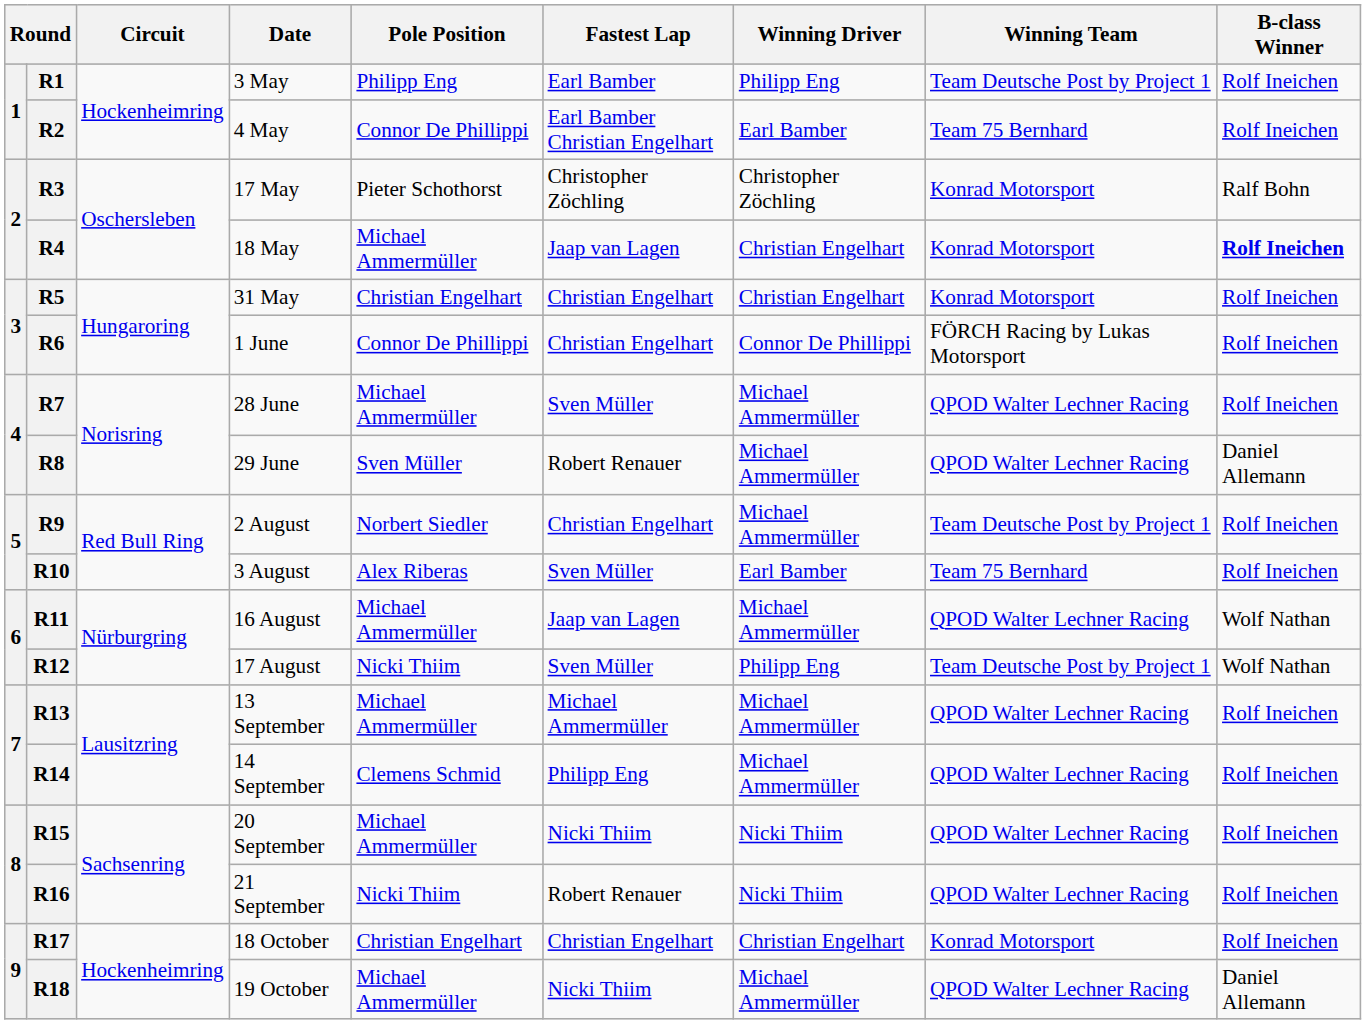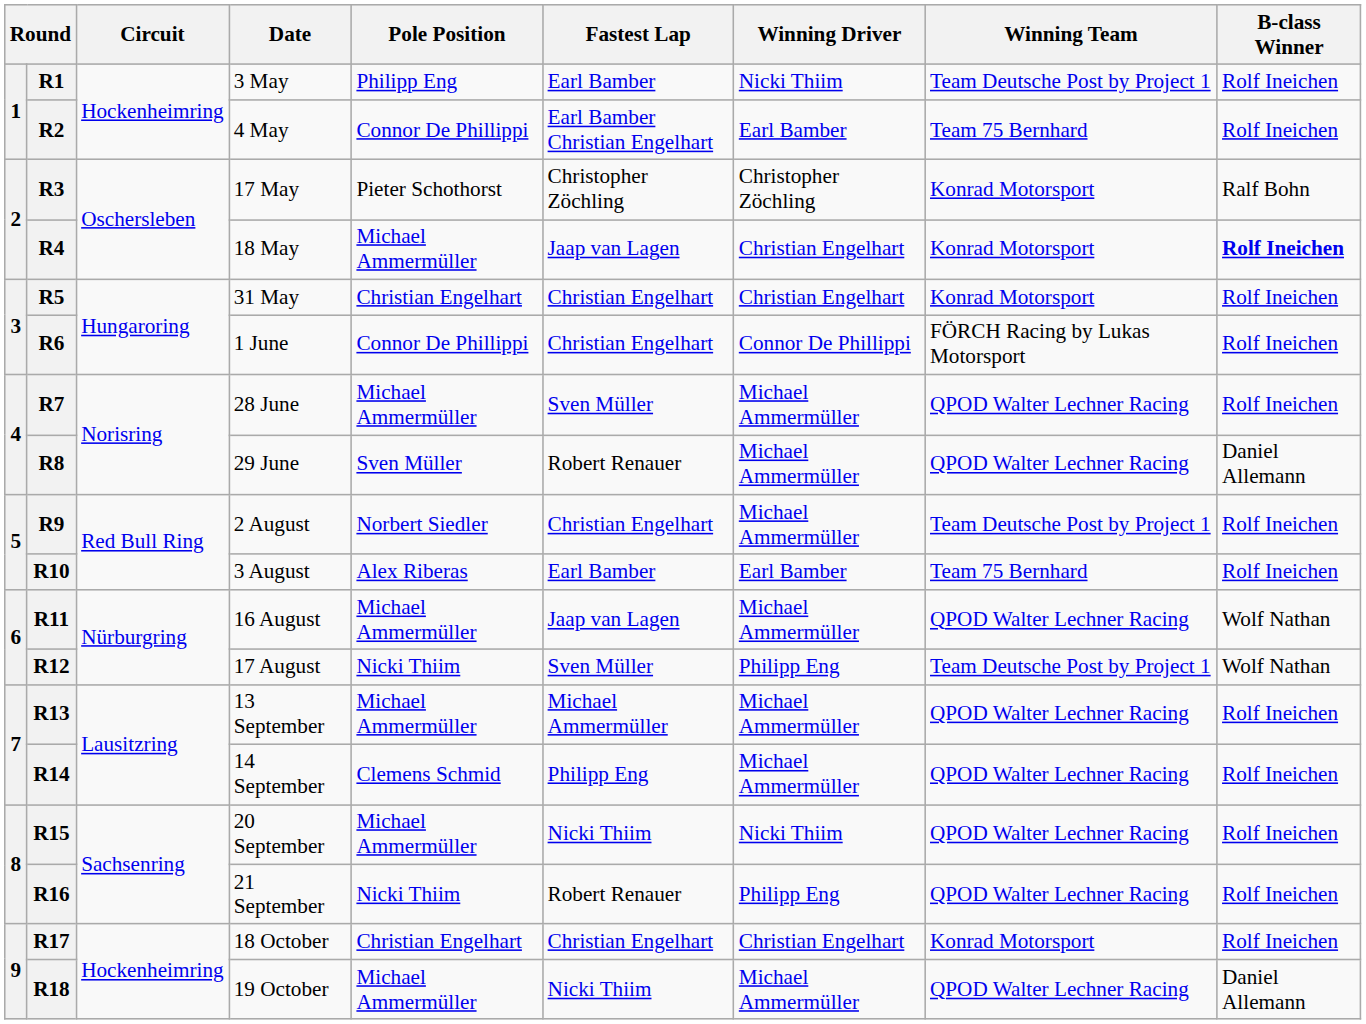(789, 81) Philipp Eng -> (791, 81) Nicki Thiim
(600, 571) Sven Müller -> (601, 571) Earl Bamber
(791, 893) Nicki Thiim -> (789, 893) Philipp Eng
